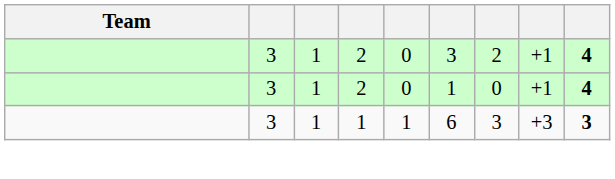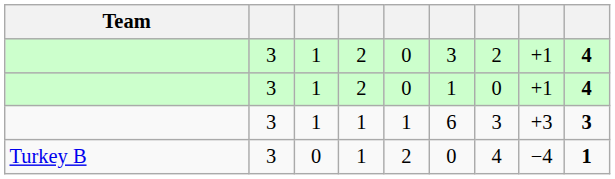+ row: (48, 156)
